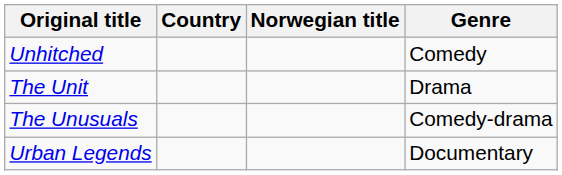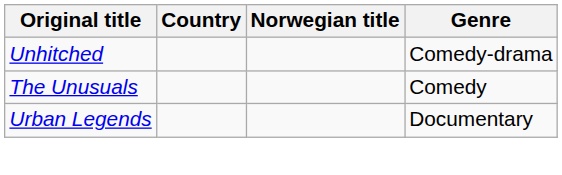(448, 53) Comedy -> (481, 53) Comedy-drama
- row: (49, 86)
(481, 119) Comedy-drama -> (448, 86) Comedy
